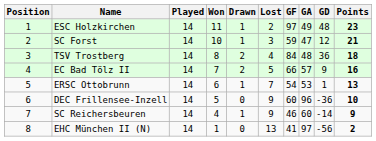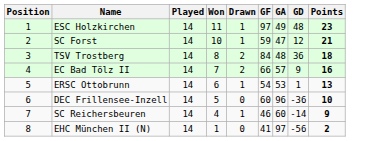- column: (271, 12)
